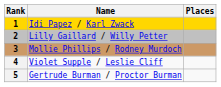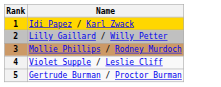- column: (200, 11)
